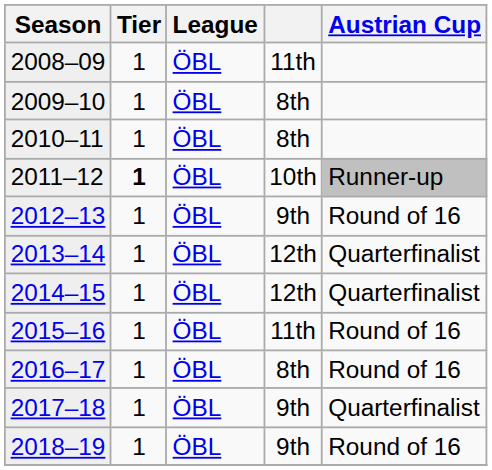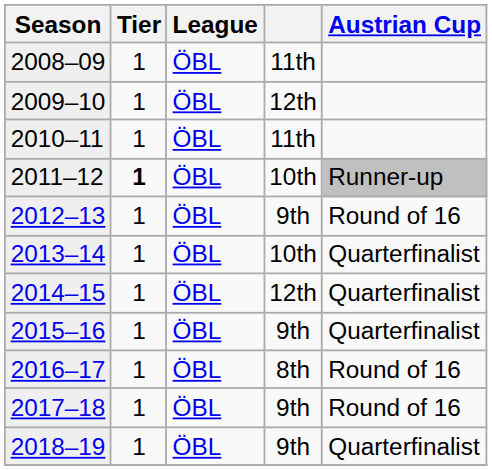(293, 100) 8th -> (293, 100) 12th
(293, 139) 8th -> (293, 139) 11th
(293, 254) 12th -> (293, 254) 10th
(293, 331) 11th -> (293, 331) 9th
(395, 331) Round of 16 -> (404, 331) Quarterfinalist
(404, 407) Quarterfinalist -> (395, 407) Round of 16
(395, 446) Round of 16 -> (404, 446) Quarterfinalist
